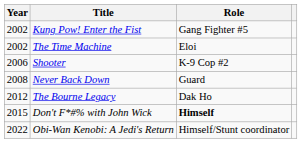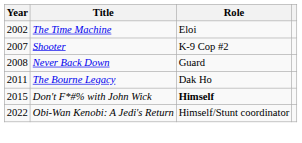- row: (87, 29)
(17, 63) 2006 -> (17, 46) 2007
(17, 96) 2012 -> (17, 79) 2011
